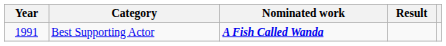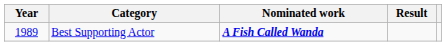(26, 31) 1991 -> (26, 31) 1989
